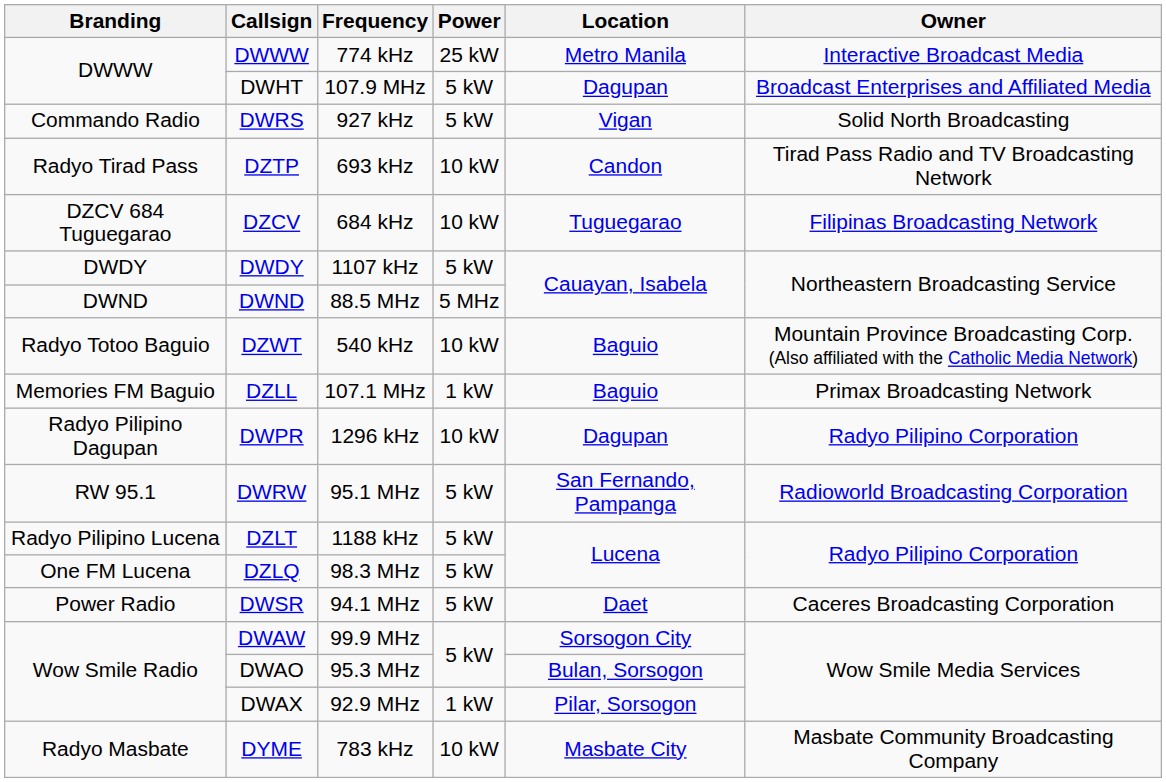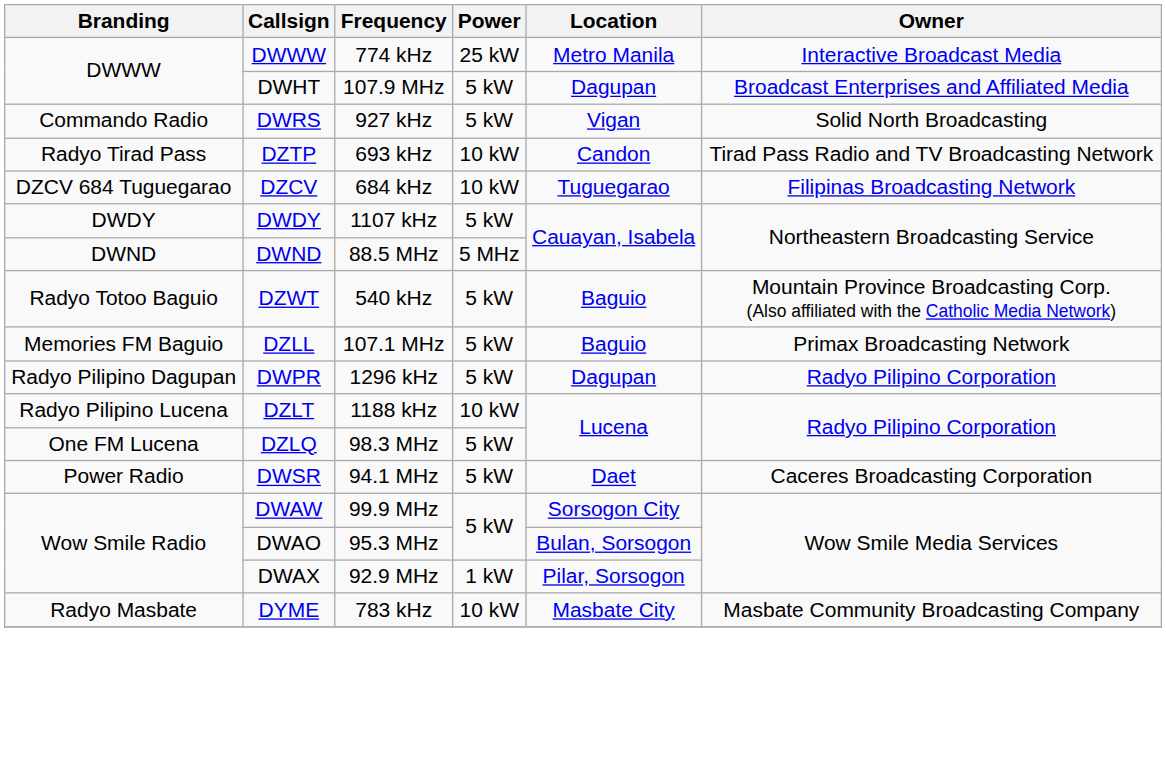(469, 346) 10 kW -> (489, 298) 5 kW
(469, 391) 1 kW -> (489, 343) 5 kW
(469, 436) 10 kW -> (489, 377) 5 kW
- row: (272, 492)
(469, 537) 5 kW -> (489, 410) 10 kW
